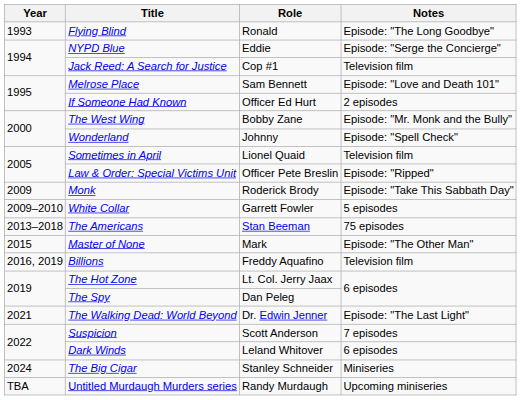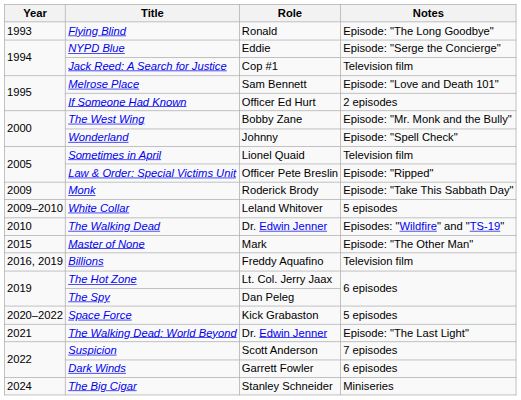(278, 208) Garrett Fowler -> (282, 208) Leland Whitover
+ row: (114, 226)
- row: (106, 226)
+ row: (100, 315)
(282, 350) Leland Whitover -> (278, 368) Garrett Fowler
- row: (153, 386)
